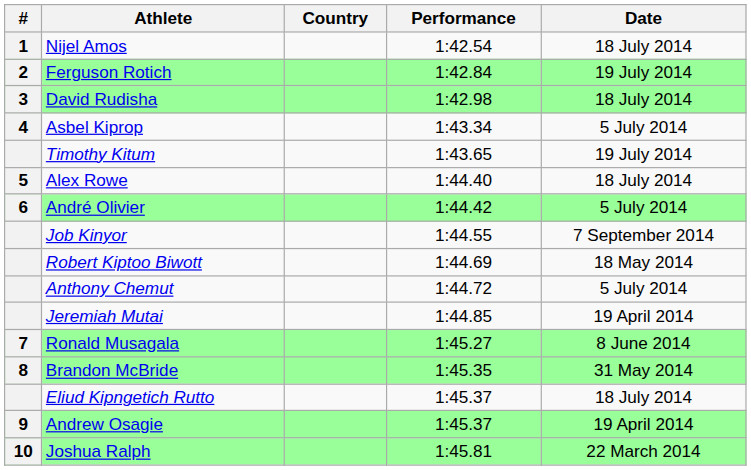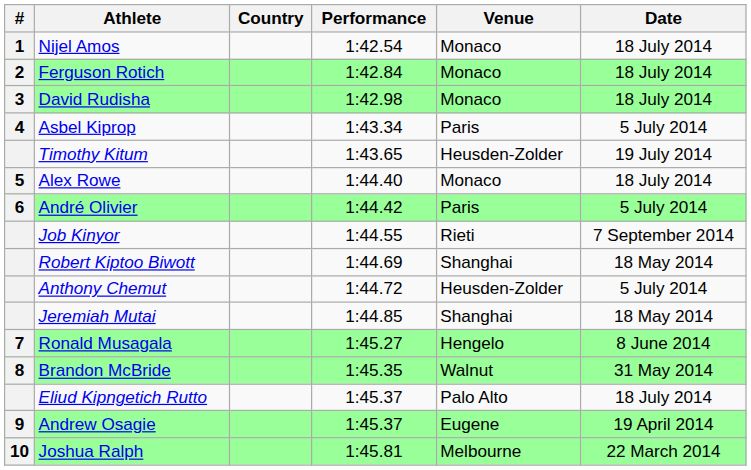+ column: (509, 19)
(644, 73) 19 July 2014 -> (664, 73) 18 July 2014
(644, 316) 19 April 2014 -> (664, 316) 18 May 2014
